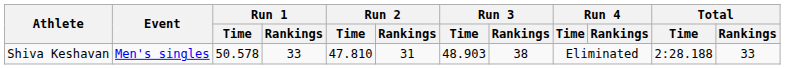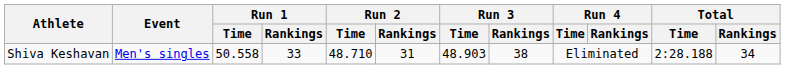(237, 54) 50.578 -> (237, 54) 50.558
(351, 54) 47.810 -> (351, 54) 48.710
(748, 54) 33 -> (748, 54) 34
